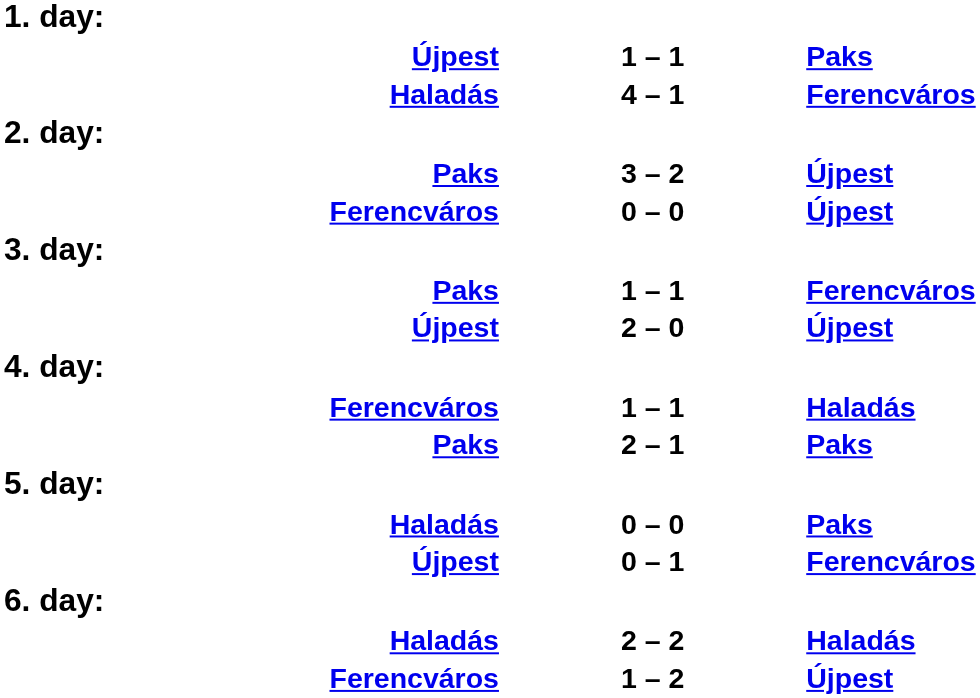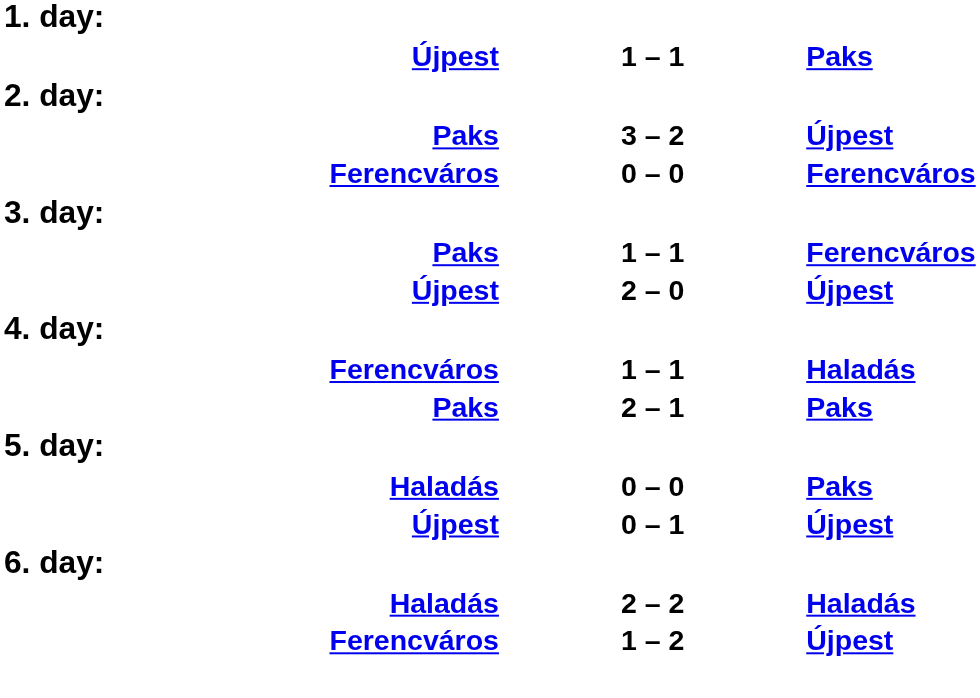- row: (444, 94)
(850, 211) Újpest -> (891, 173) Ferencváros
(891, 561) Ferencváros -> (850, 524) Újpest
